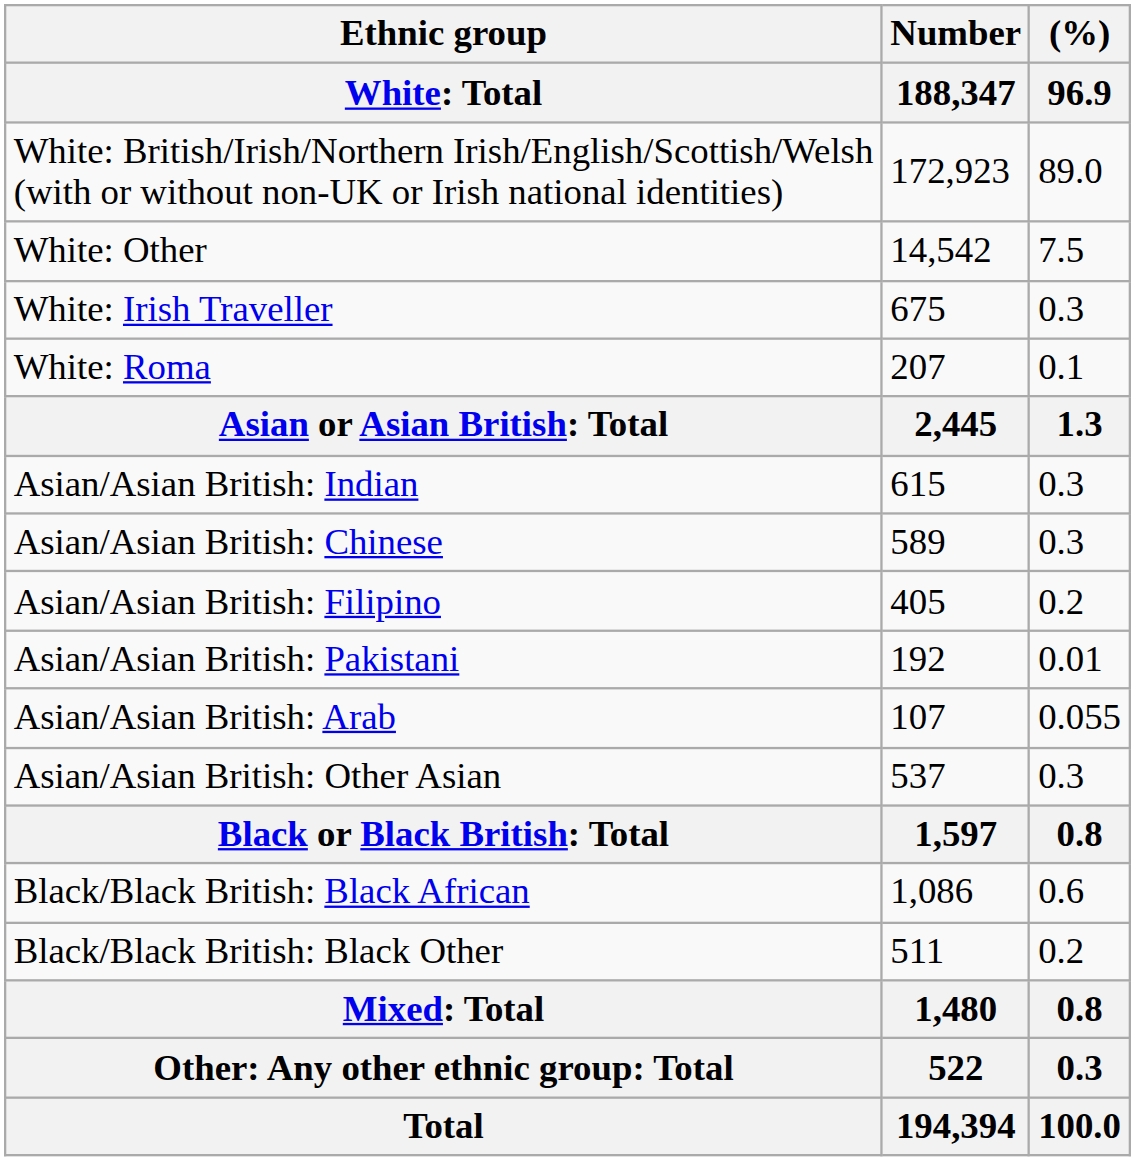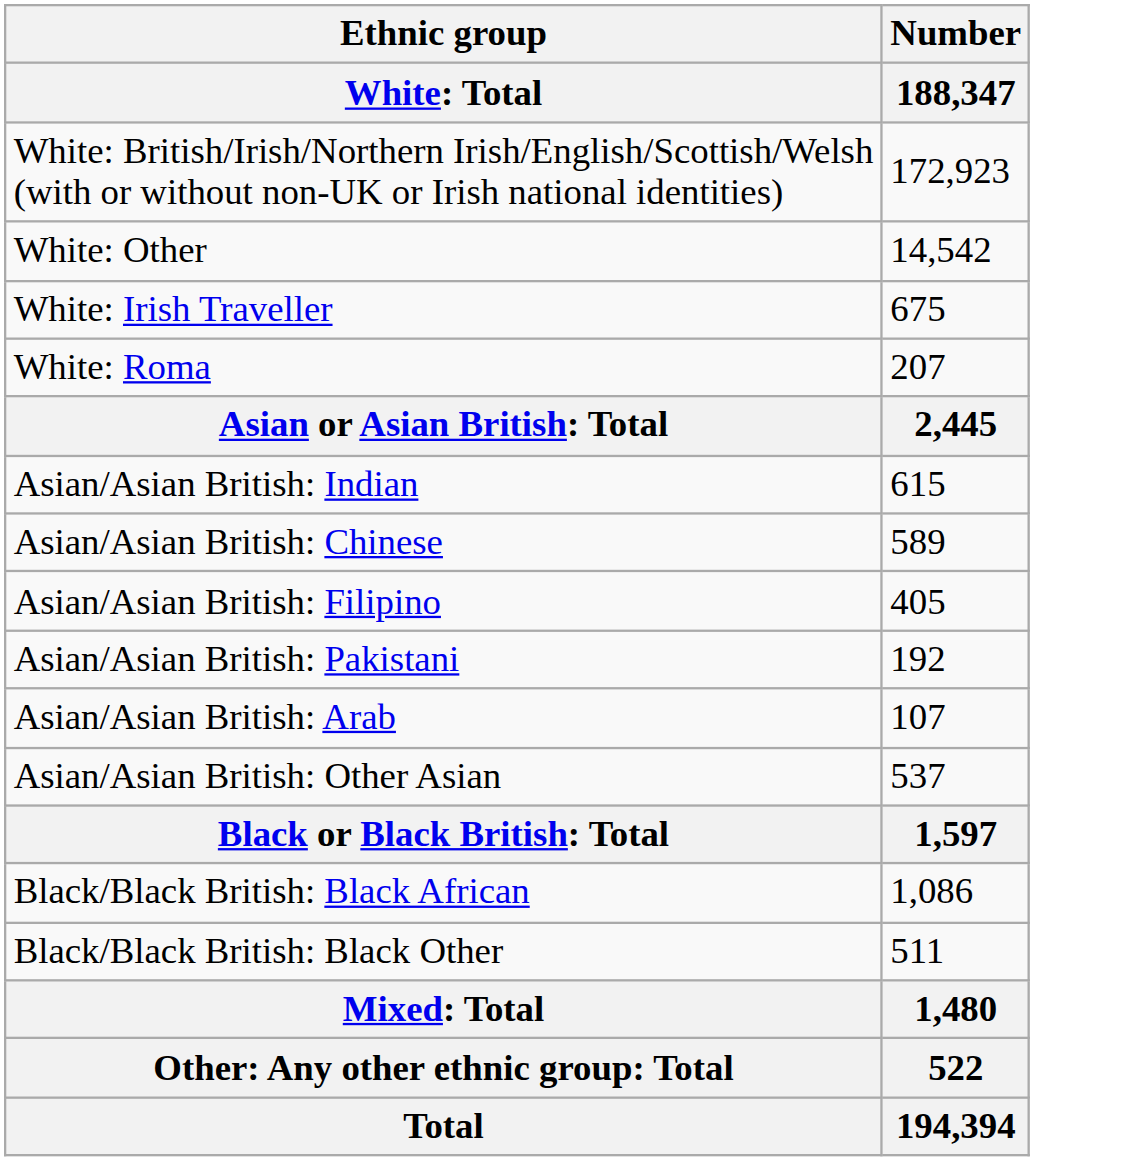- column: (1080, 92)
